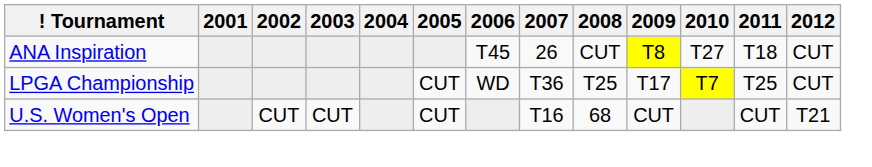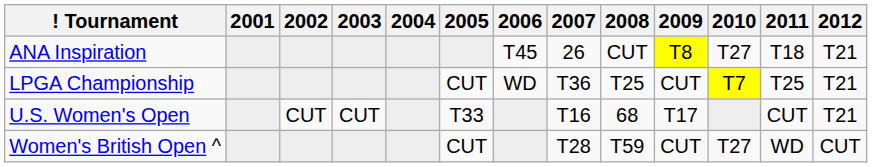(813, 52) CUT -> (840, 52) T21
(654, 84) T17 -> (681, 84) CUT
(813, 84) CUT -> (840, 84) T21
(439, 115) CUT -> (467, 115) T33
(654, 115) CUT -> (681, 115) T17
+ row: (115, 147)
